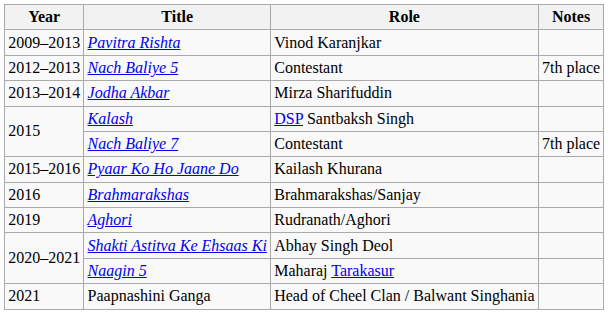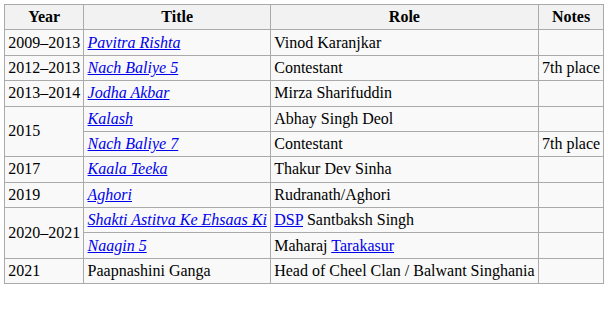(344, 118) DSP Santbaksh Singh -> (334, 118) Abhay Singh Deol
- row: (163, 169)
- row: (138, 194)
+ row: (127, 169)
(334, 245) Abhay Singh Deol -> (344, 220) DSP Santbaksh Singh
